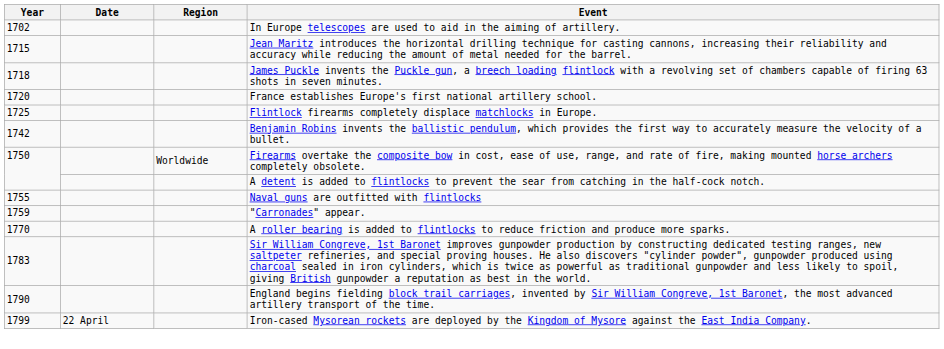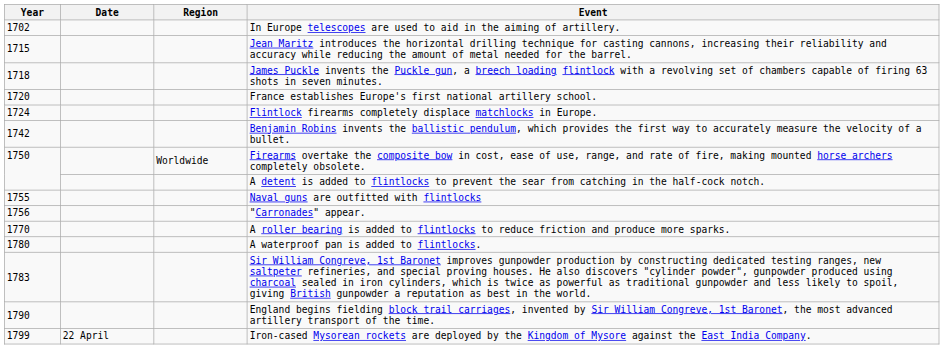(18, 113) 1725 -> (18, 113) 1724
(18, 213) 1759 -> (18, 213) 1756
+ row: (365, 245)
